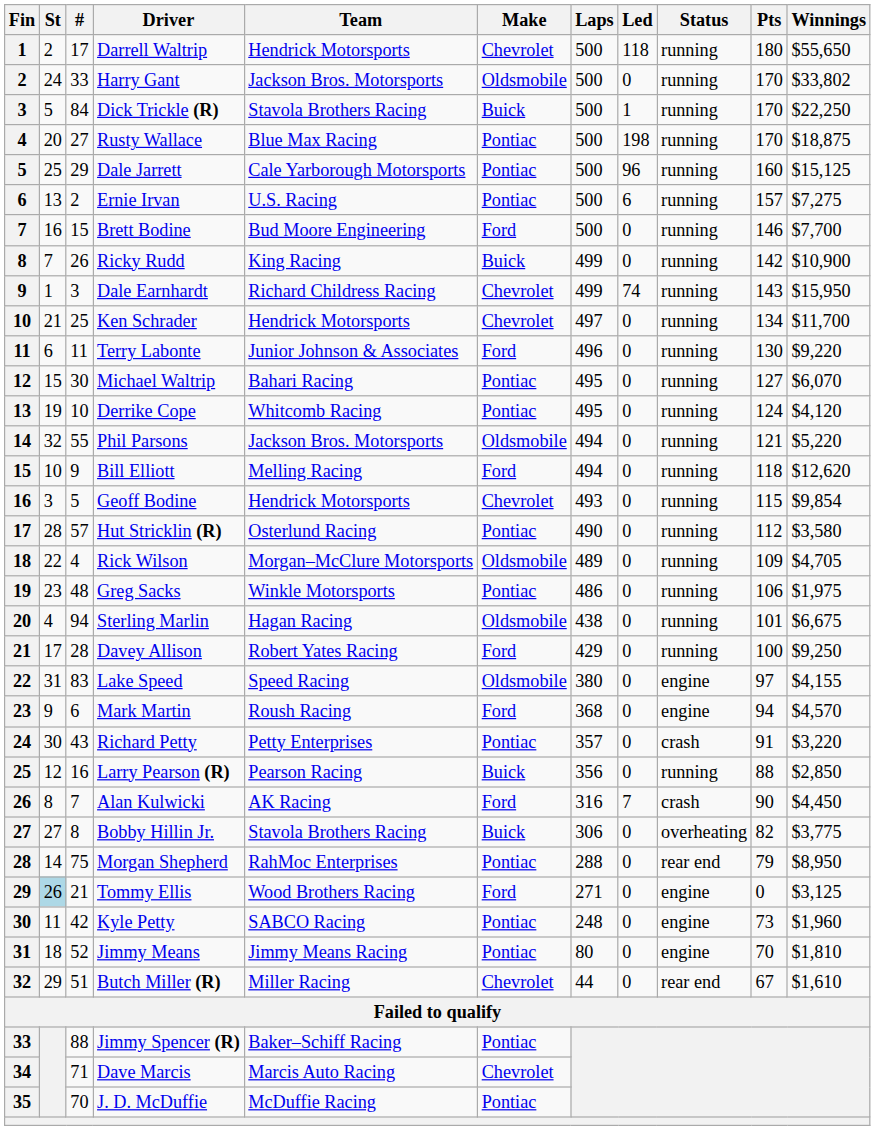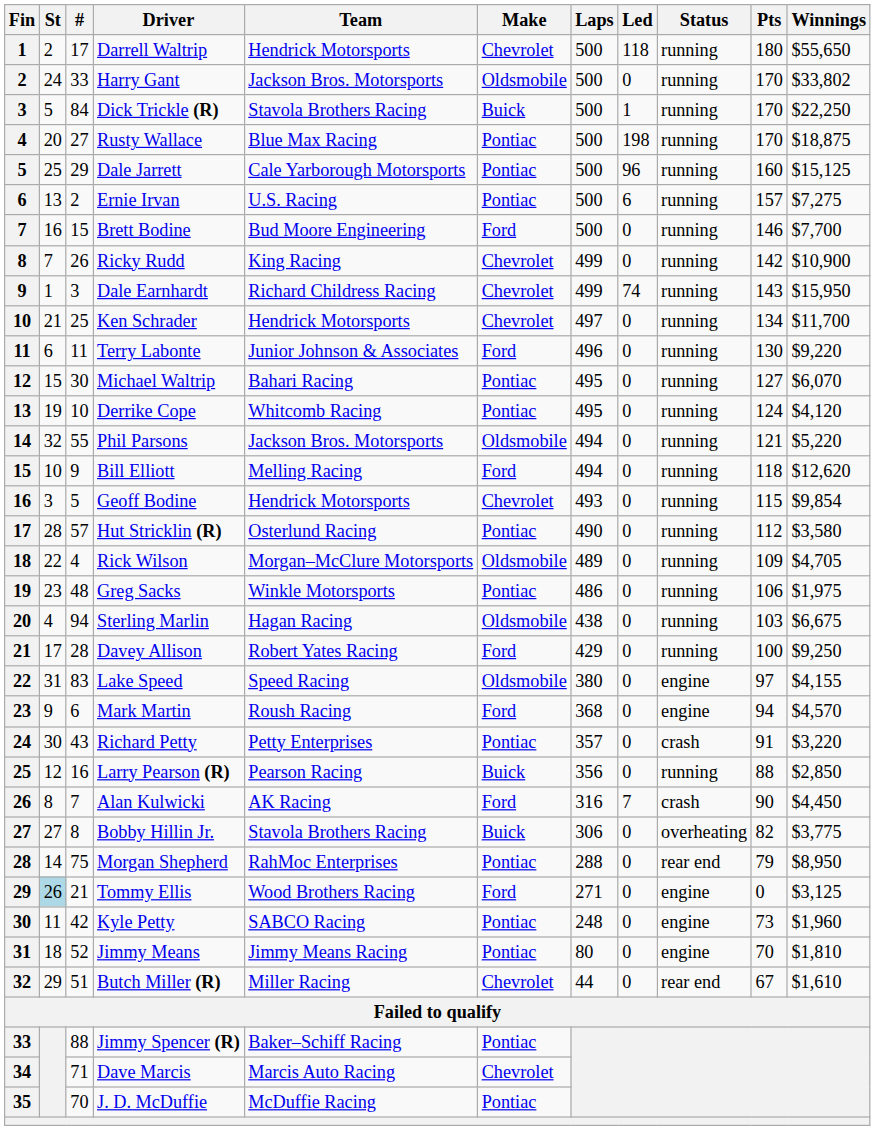(503, 260) Buick -> (518, 260) Chevrolet
(769, 621) 101 -> (769, 621) 103
